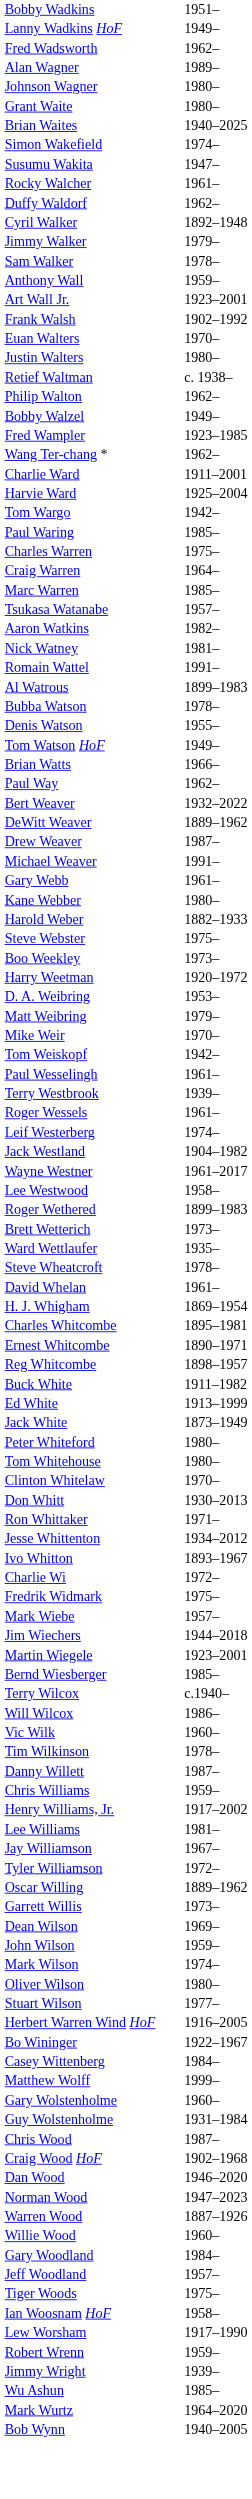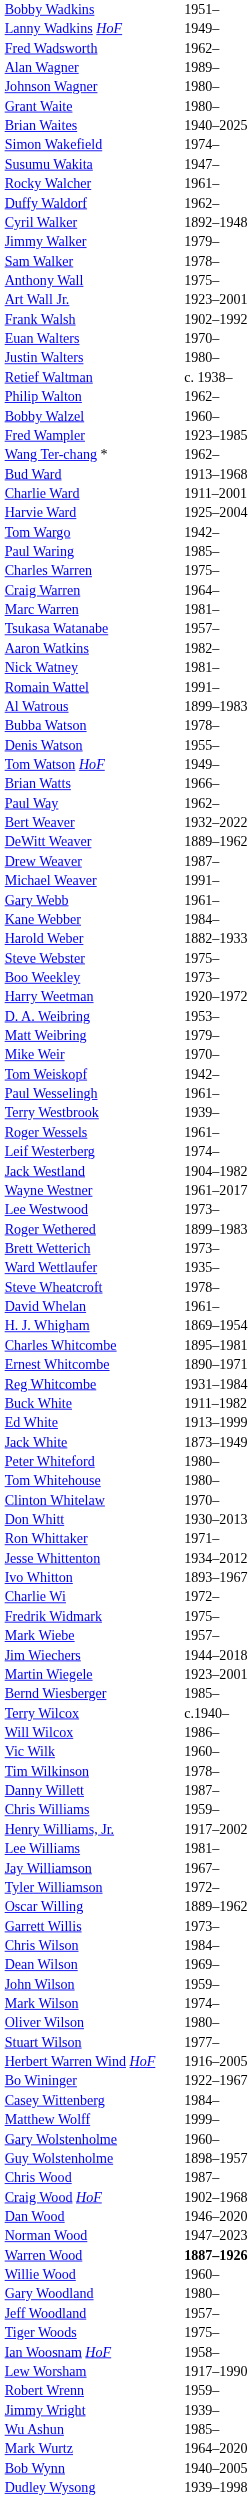(202, 280) 1959– -> (202, 280) 1975–
(202, 416) 1949– -> (202, 416) 1960–
+ row: (33, 474)
(202, 590) 1985– -> (202, 609) 1981–
(202, 900) 1980– -> (202, 919) 1984–
(202, 1190) 1958– -> (202, 1209) 1973–
(216, 1364) 1898–1957 -> (216, 1384) 1931–1984
+ row: (42, 1945)
(216, 2119) 1931–1984 -> (216, 2158) 1898–1957
(216, 2216) normal -> (216, 2255) bold
(202, 2255) 1984– -> (202, 2294) 1980–
+ row: (50, 2487)
